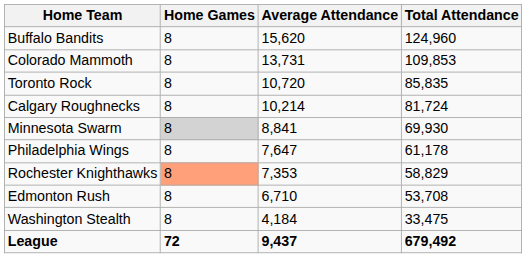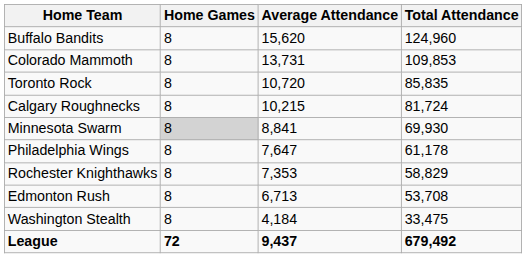(283, 106) 10,214 -> (283, 106) 10,215
(168, 173) lightsalmon background -> (168, 173) no background
(279, 196) 6,710 -> (279, 196) 6,713
